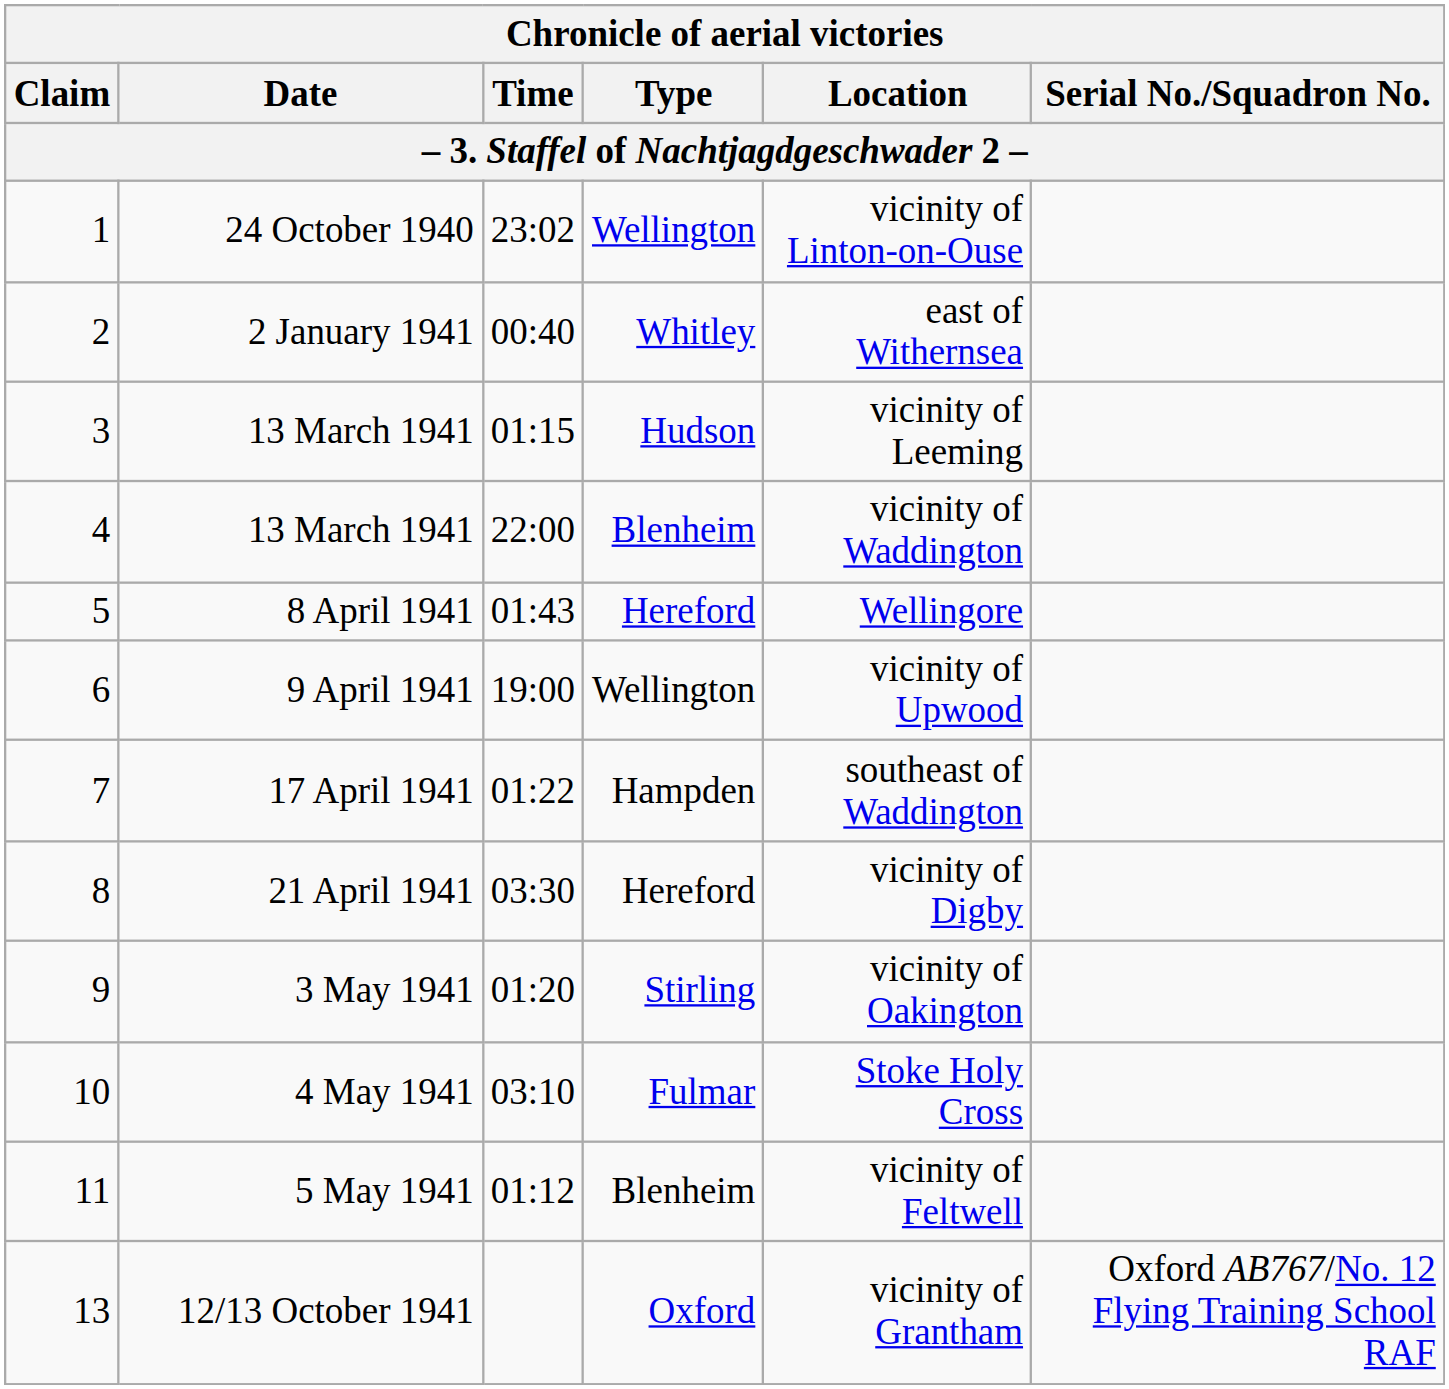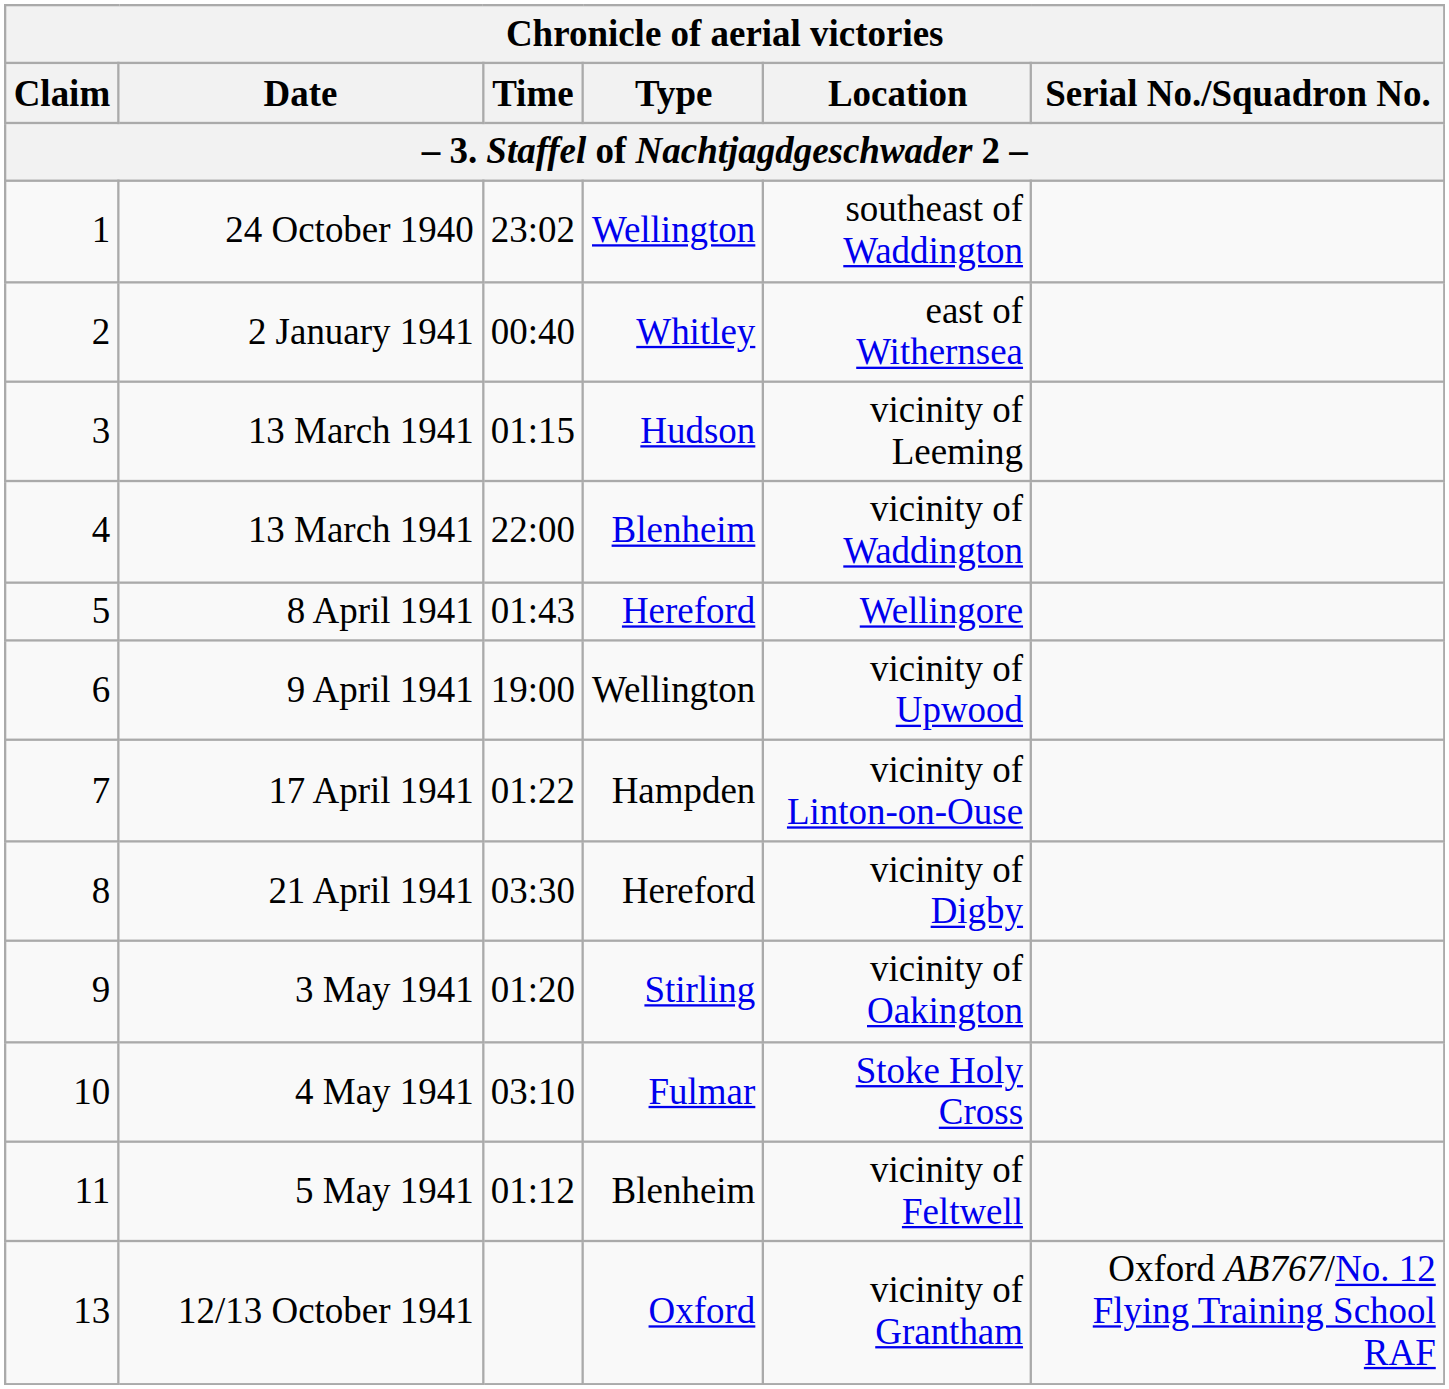(905, 230) vicinity of Linton-on-Ouse -> (933, 230) southeast of Waddington
(933, 790) southeast of Waddington -> (905, 790) vicinity of Linton-on-Ouse
